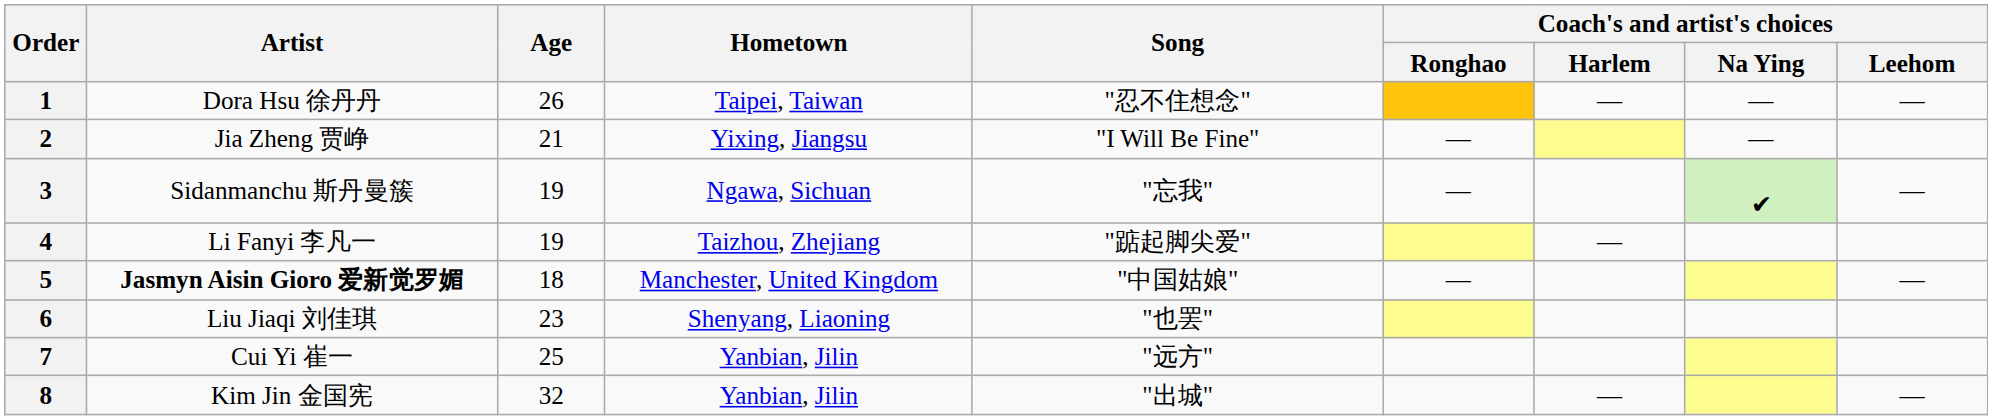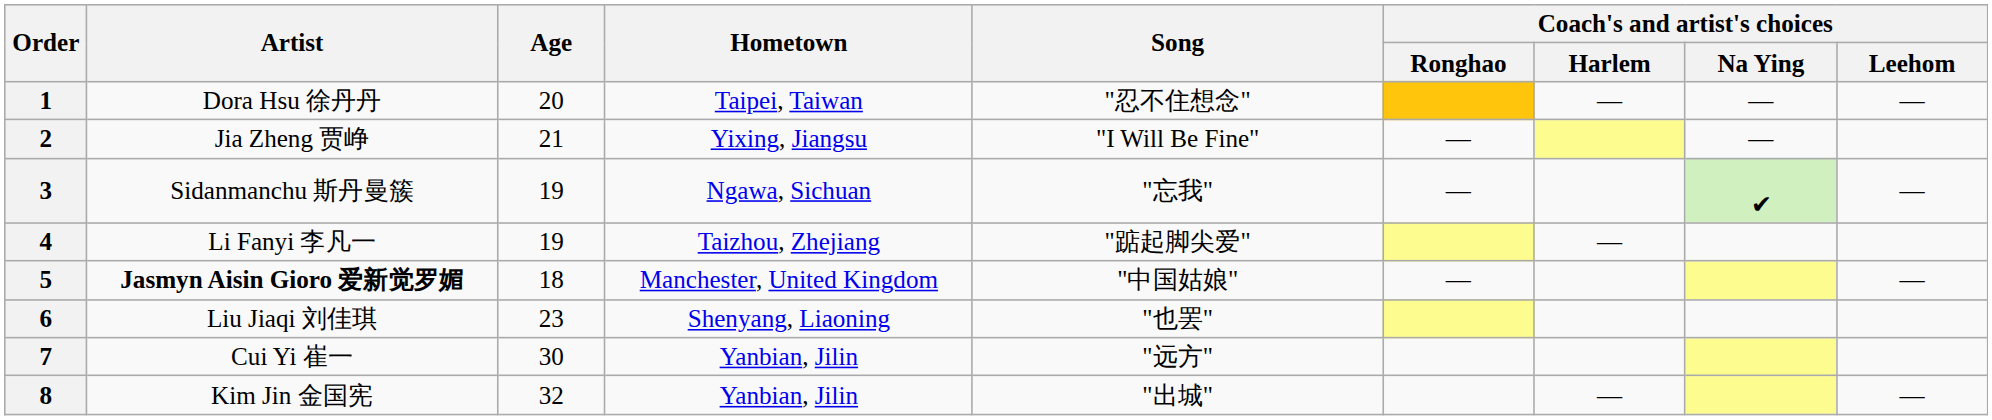(551, 100) 26 -> (551, 100) 20
(551, 357) 25 -> (551, 357) 30
